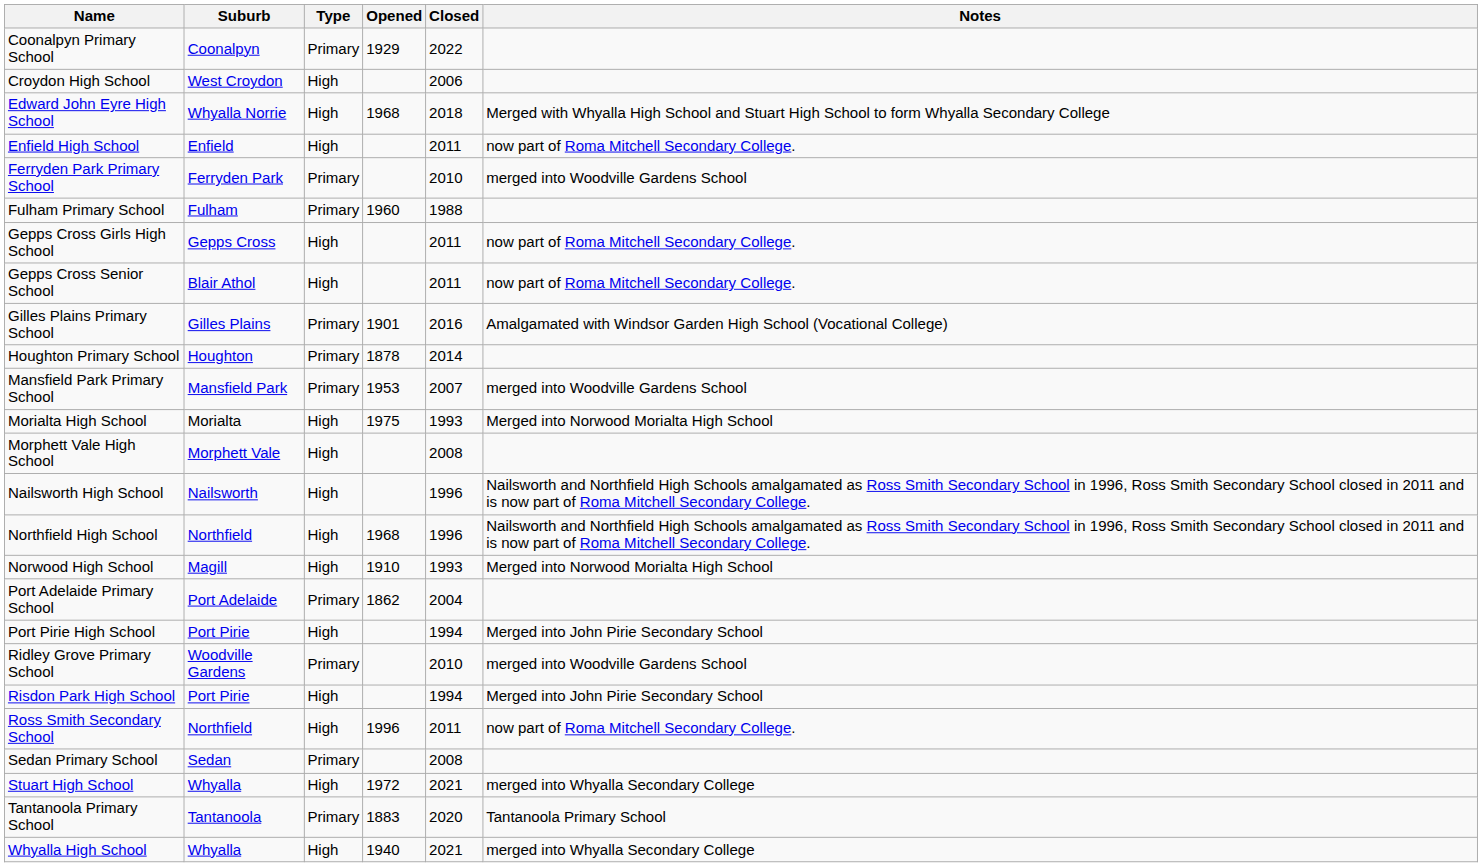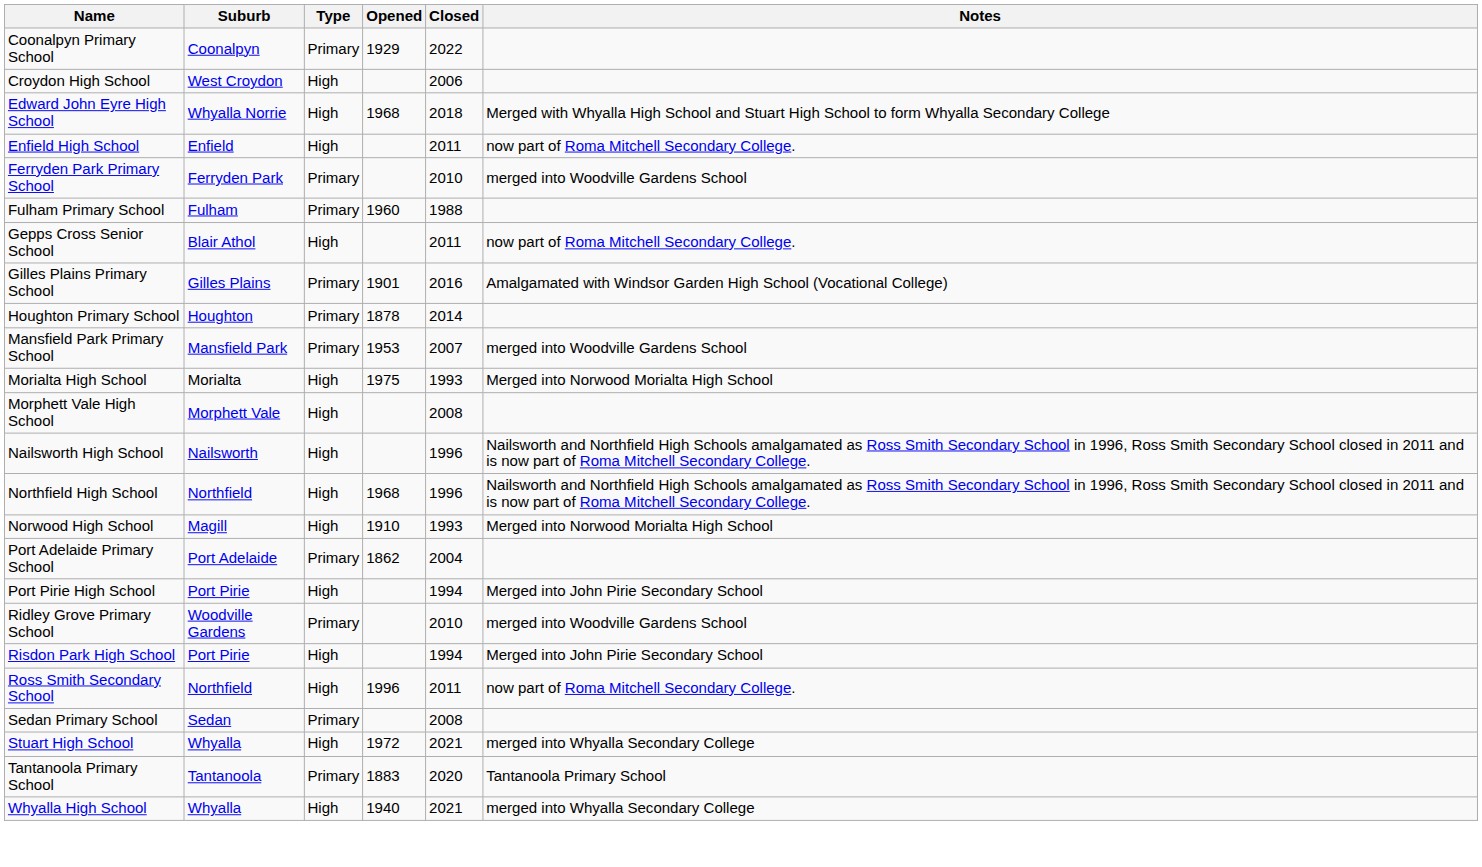- row: (87, 242)
